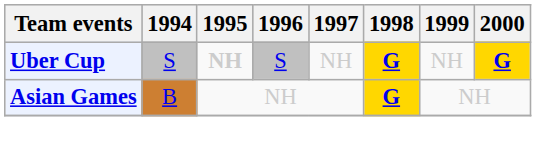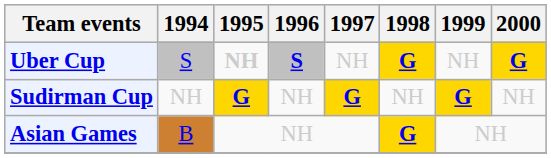(280, 60) normal -> (297, 60) bold
+ row: (81, 97)
